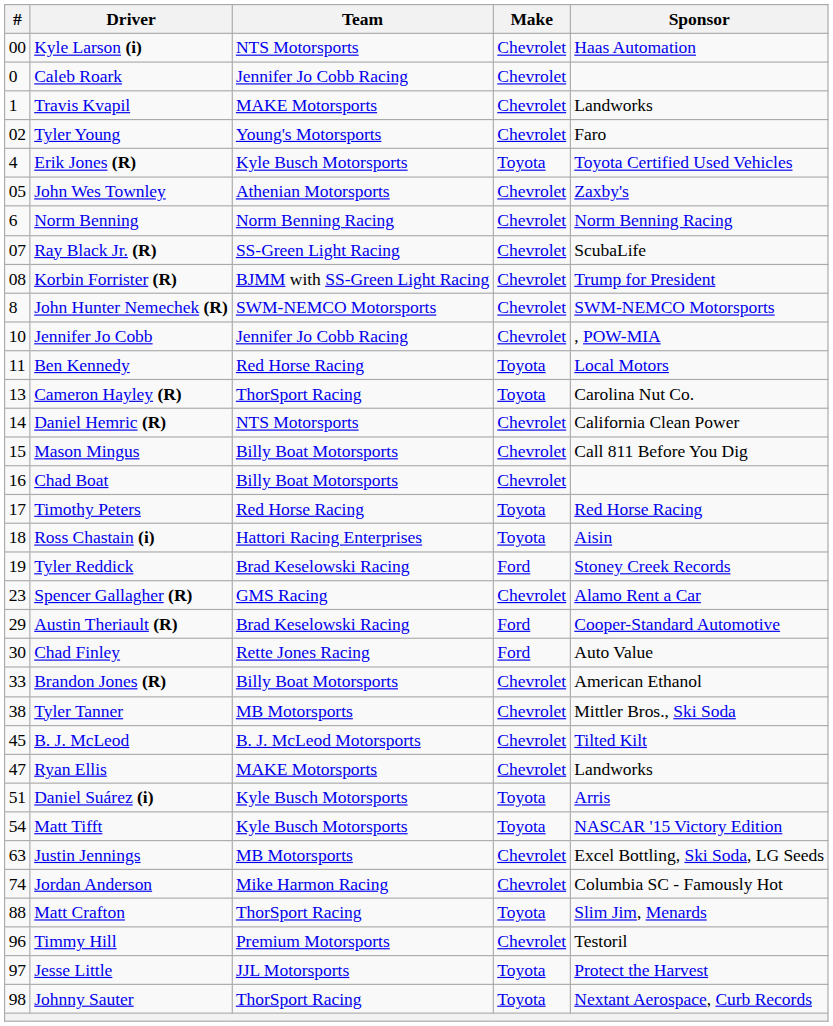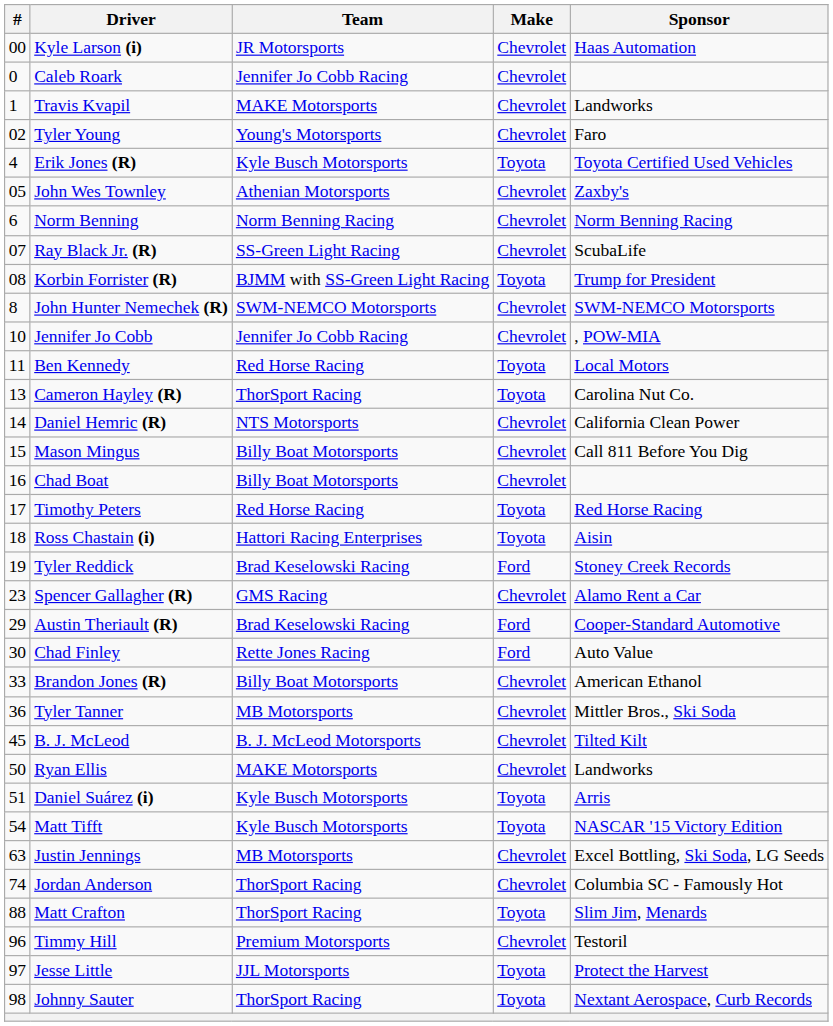(297, 47) NTS Motorsports -> (290, 47) JR Motorsports
(532, 278) Chevrolet -> (521, 278) Toyota
(17, 710) 38 -> (17, 710) 36
(17, 768) 47 -> (17, 768) 50
(312, 883) Mike Harmon Racing -> (299, 883) ThorSport Racing
